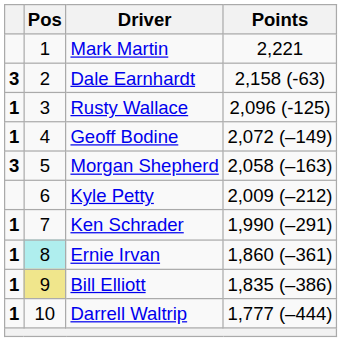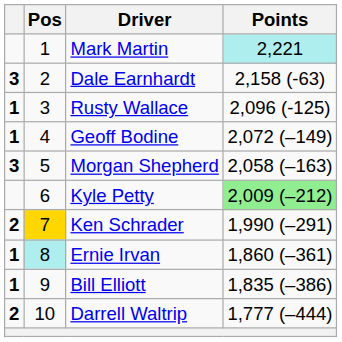(280, 49) no background -> (280, 49) paleturquoise background
(280, 196) no background -> (280, 196) lightgreen background
(14, 225) 1 -> (14, 225) 2
(45, 225) no background -> (45, 225) gold background
(45, 284) khaki background -> (45, 284) no background
(14, 313) 1 -> (14, 313) 2
